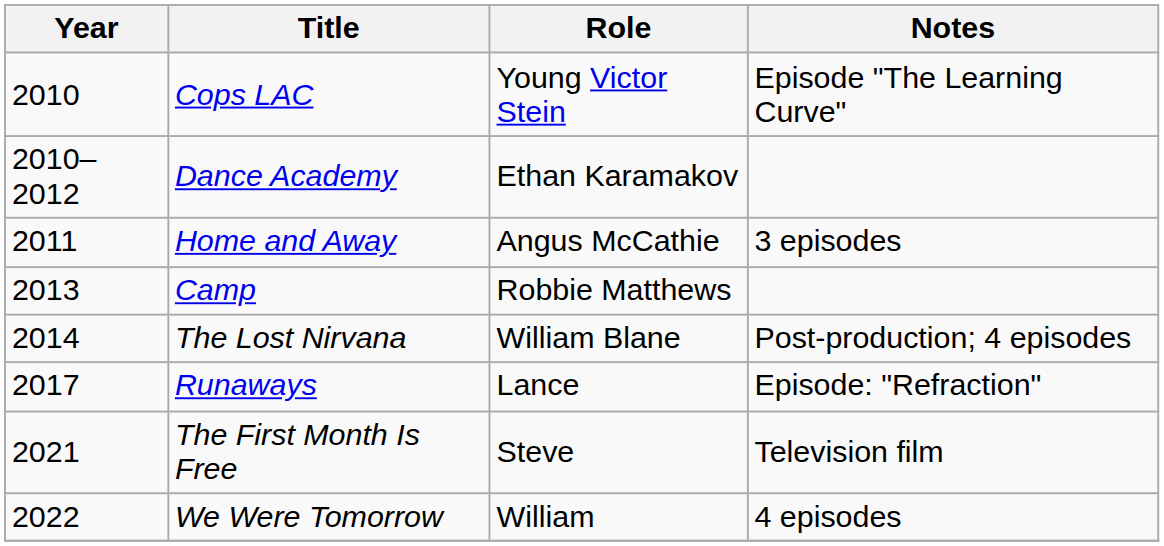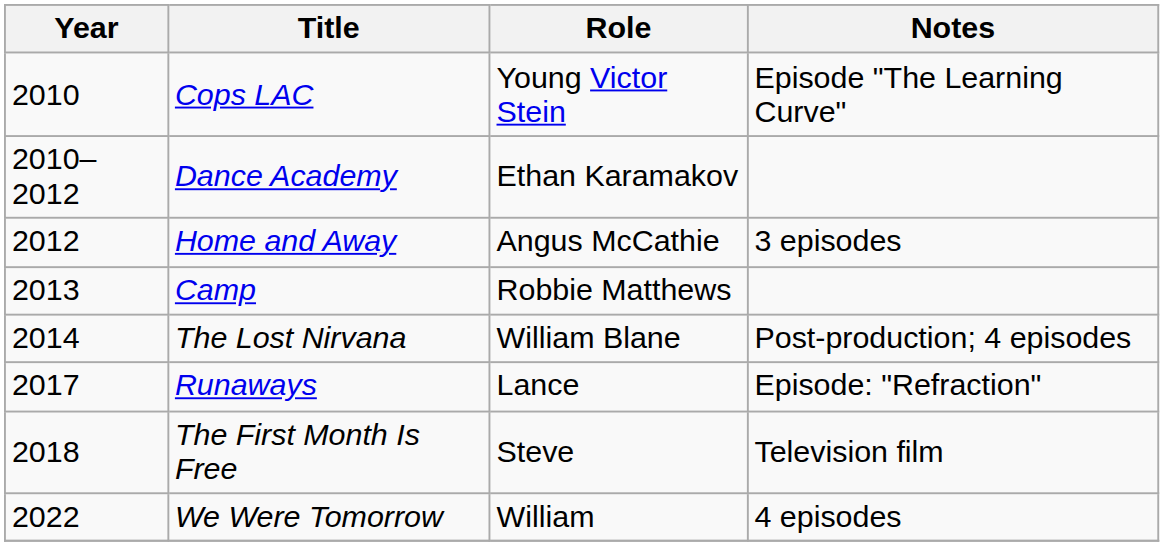(45, 241) 2011 -> (46, 241) 2012
(46, 451) 2021 -> (46, 451) 2018
